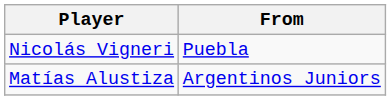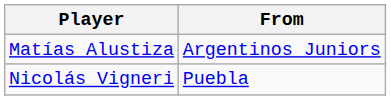rows swapped: (92, 79) <-> (92, 50)
